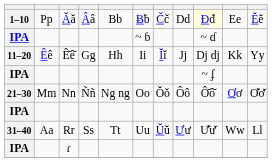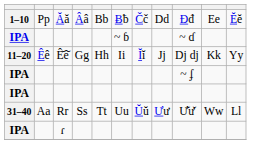(208, 19) lightyellow background -> (187, 19) no background
- row: (19, 93)
